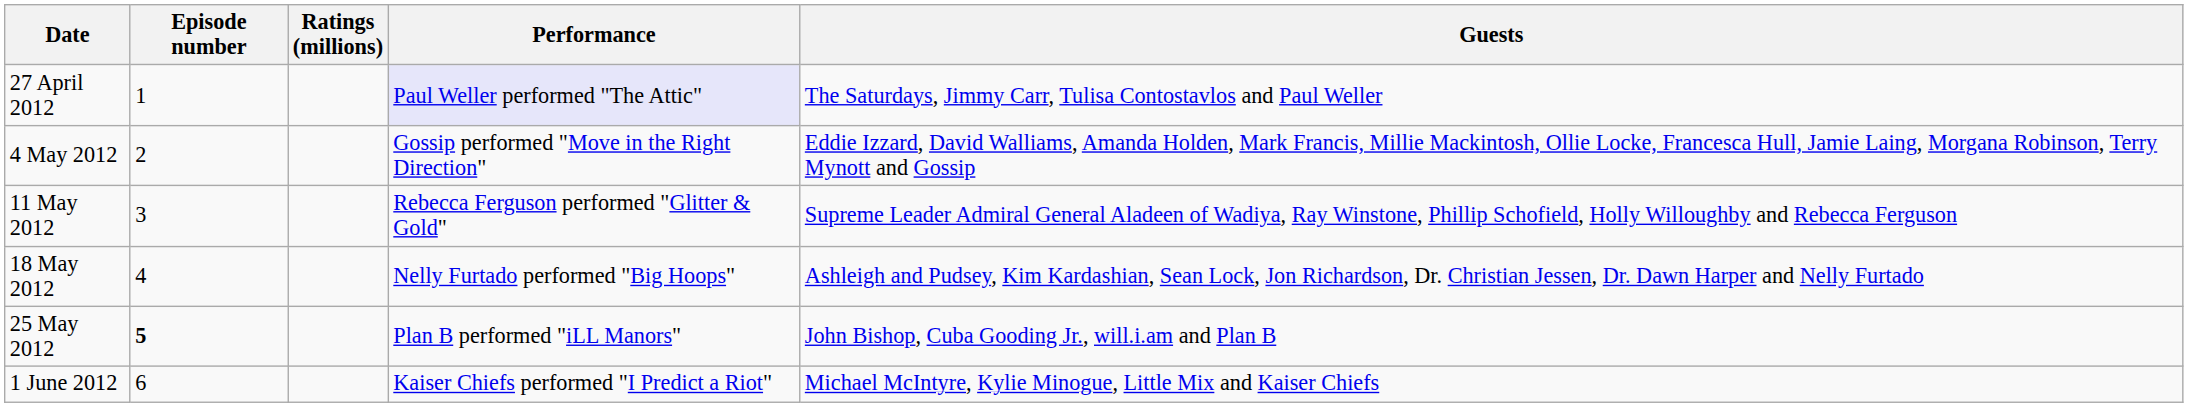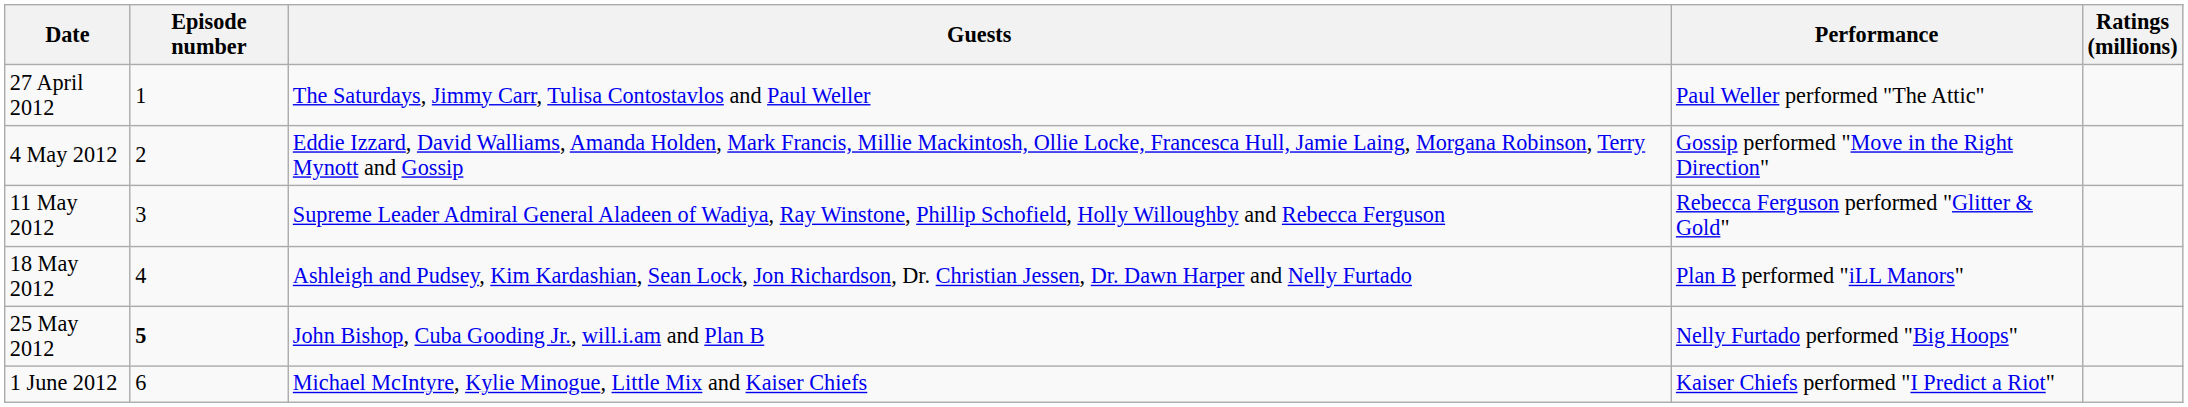columns swapped: (1491, 34) <-> (338, 34)
(548, 94) lavender background -> (1830, 94) no background
(564, 275) Nelly Furtado performed "Big Hoops" -> (1820, 275) Plan B performed "iLL Manors"
(537, 336) Plan B performed "iLL Manors" -> (1847, 336) Nelly Furtado performed "Big Hoops"
